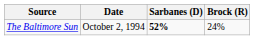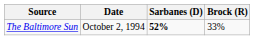(216, 27) 24% -> (216, 27) 33%
